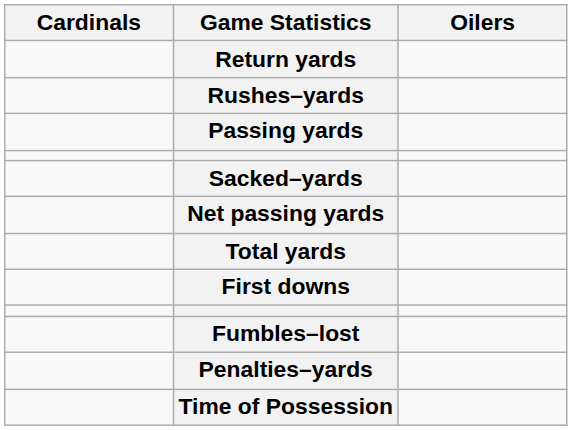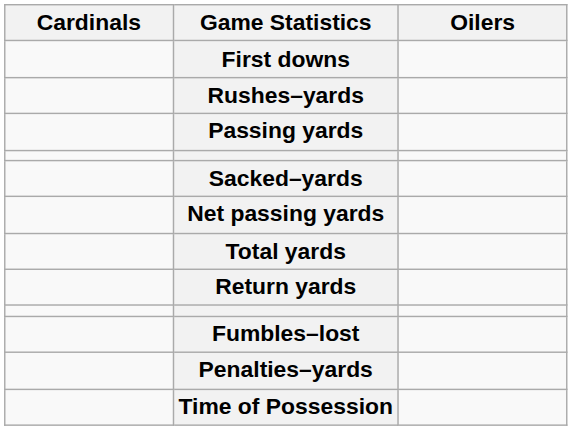rows swapped: (89, 287) <-> (89, 59)
